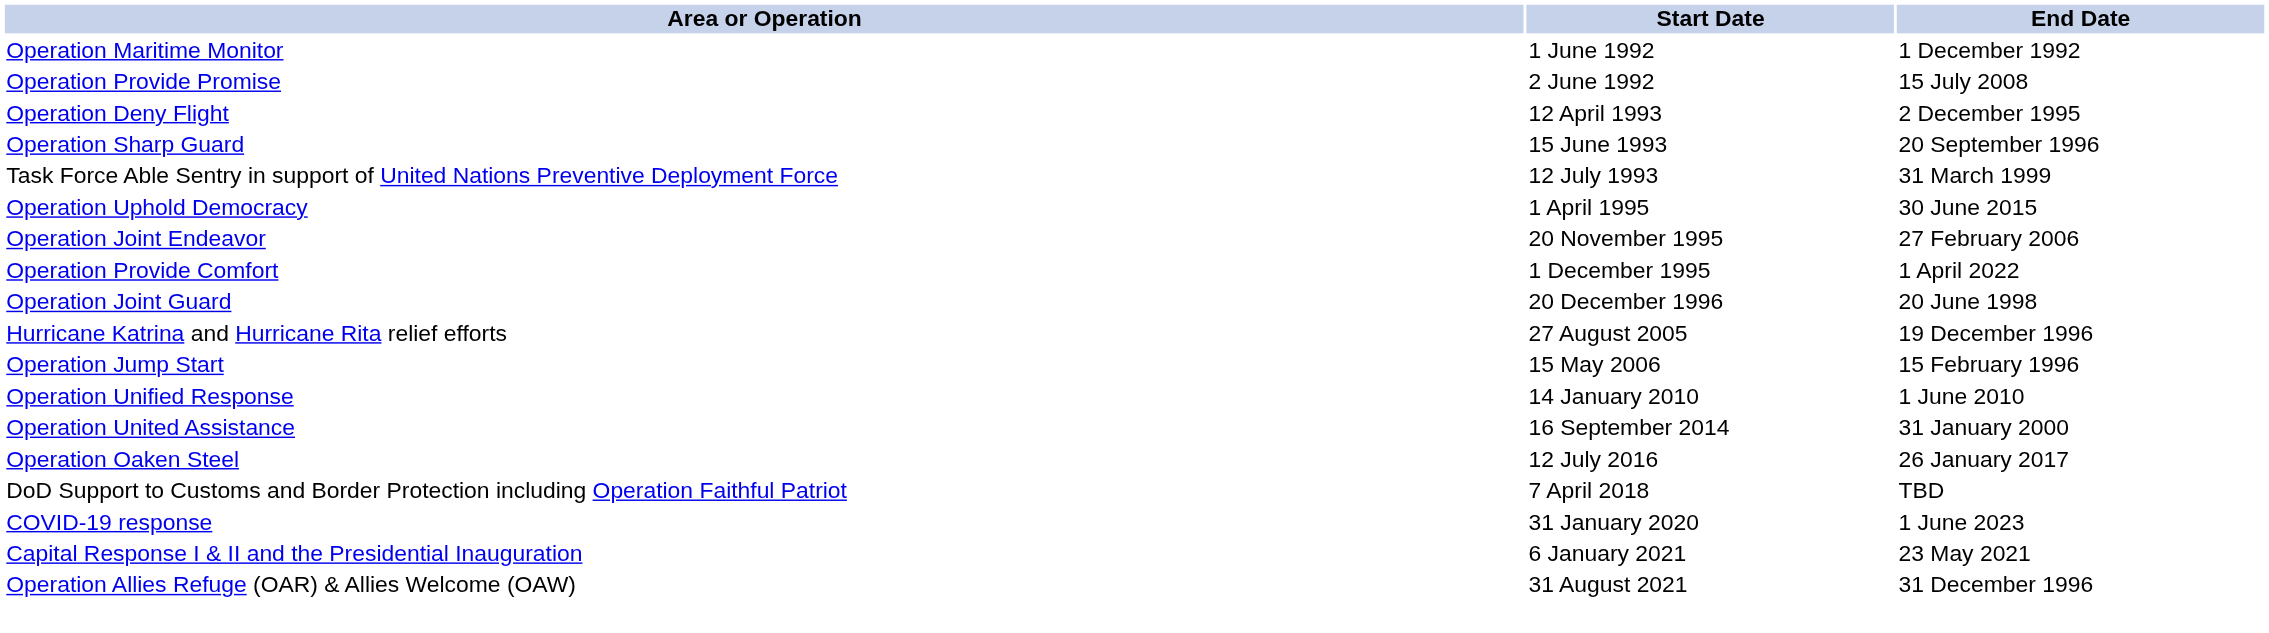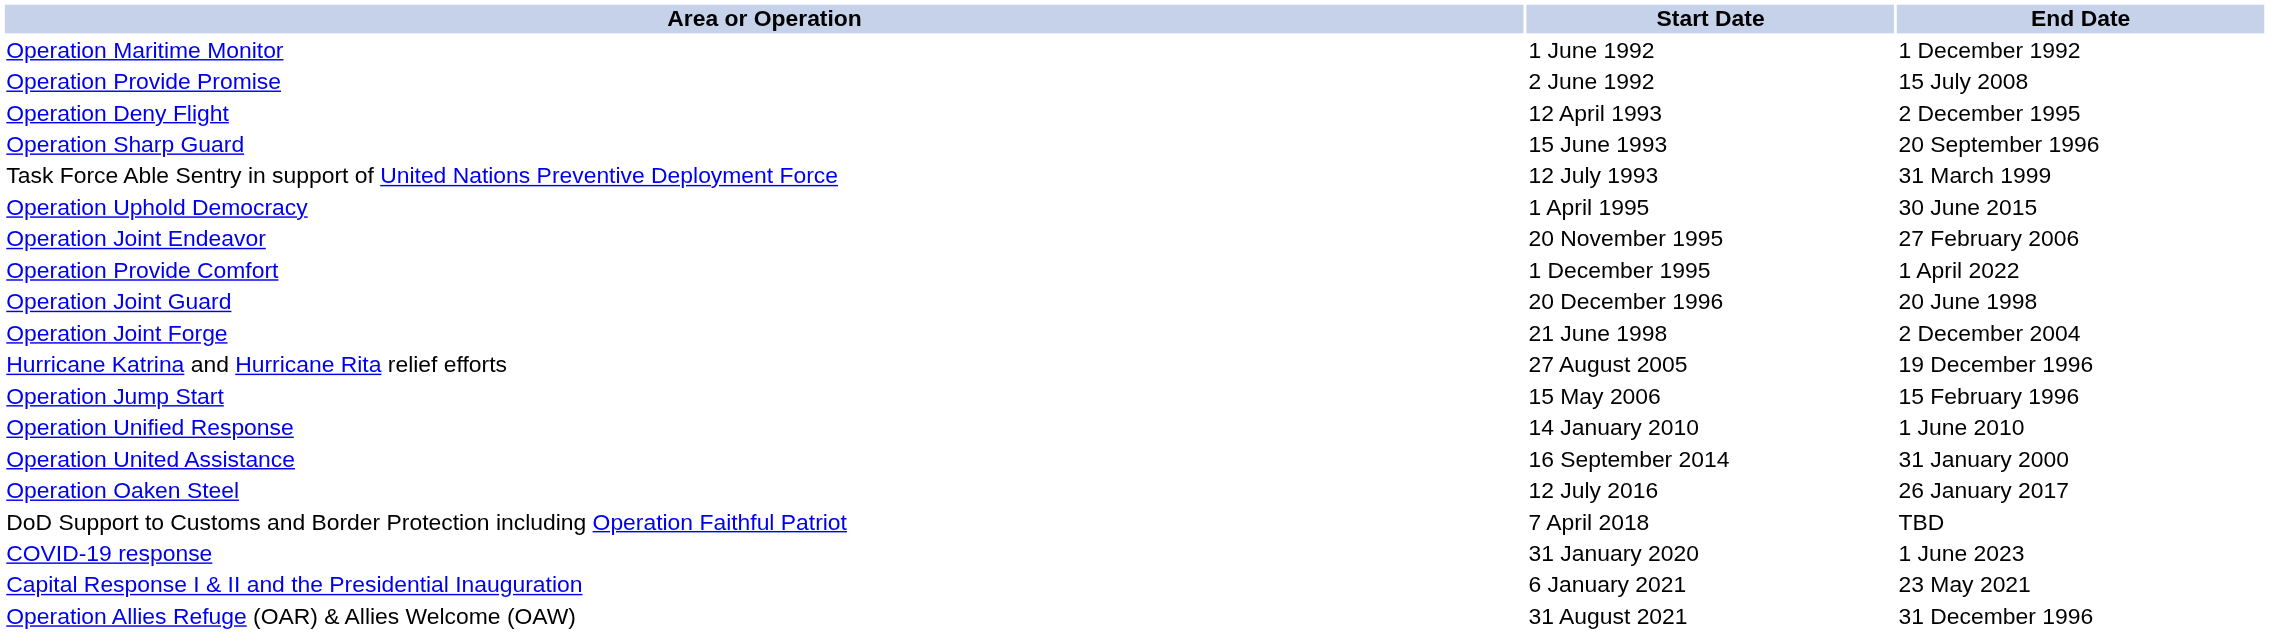+ row: (117, 333)
